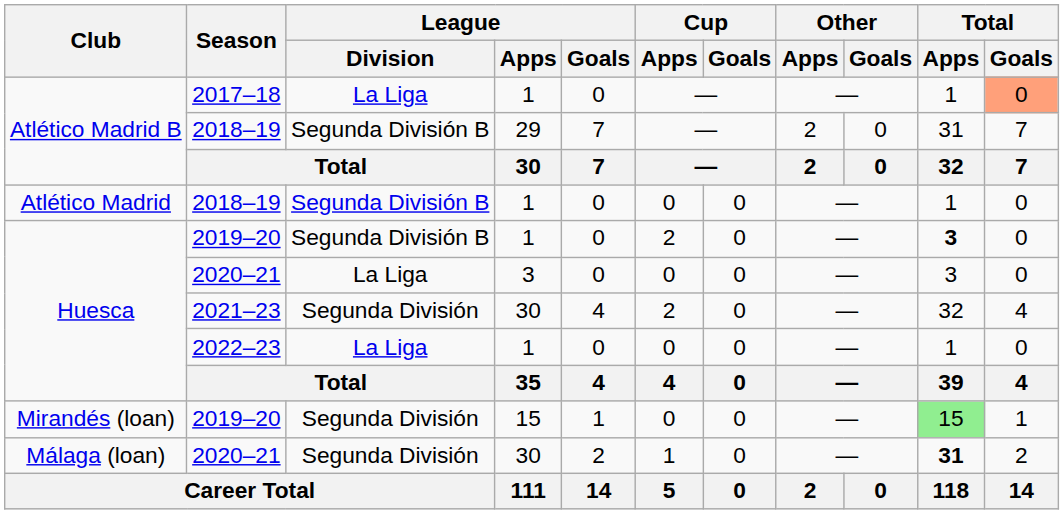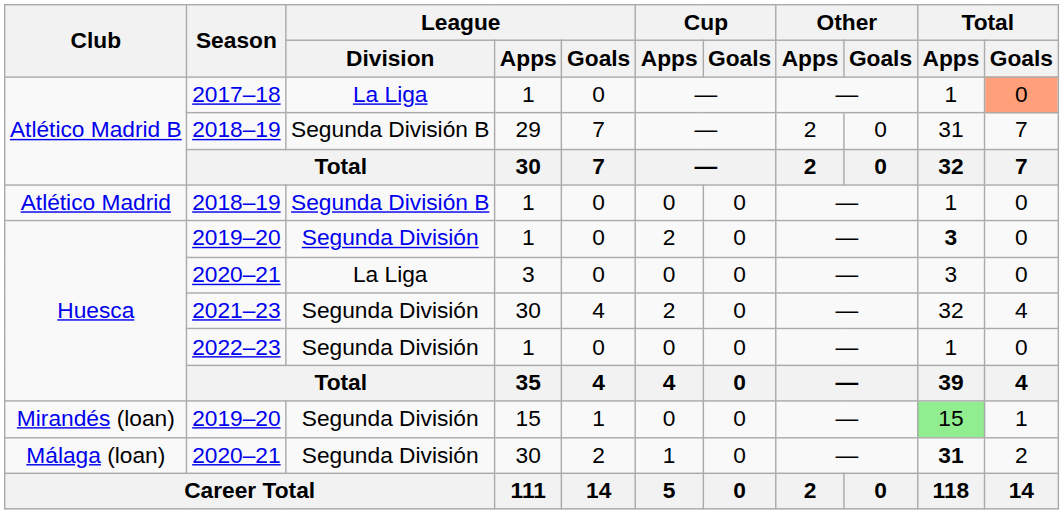(390, 238) Segunda División B -> (390, 238) Segunda División
(390, 346) La Liga -> (390, 346) Segunda División
